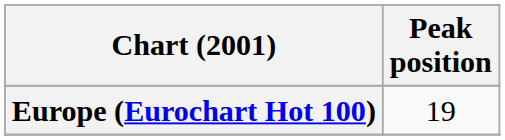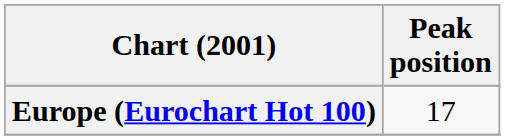(441, 109) 19 -> (441, 109) 17
